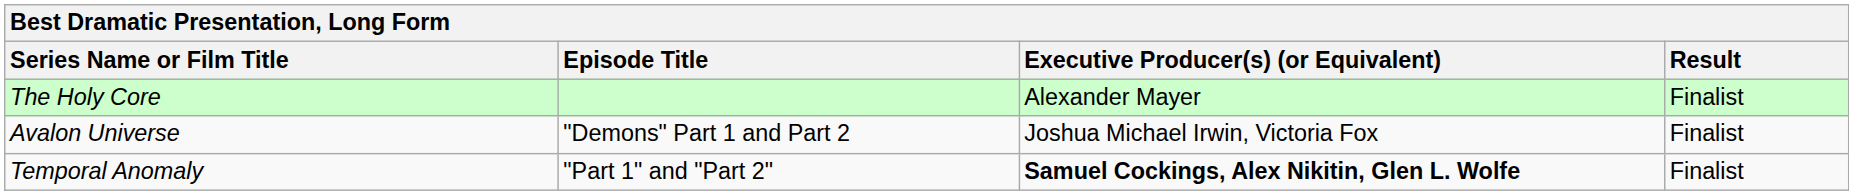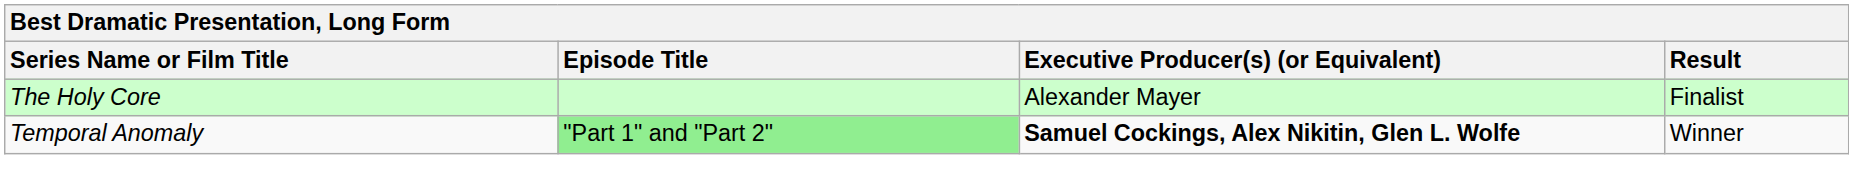- row: (95, 134)
(668, 171) no background -> (668, 134) lightgreen background
(1707, 171) Finalist -> (1707, 134) Winner
